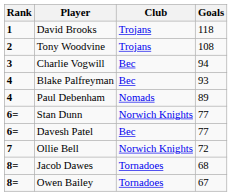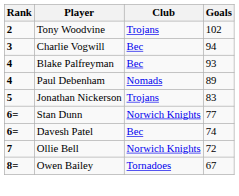- row: (67, 30)
(206, 47) 108 -> (214, 30) 102
+ row: (79, 98)
(203, 132) 77 -> (211, 132) 74
- row: (65, 166)
